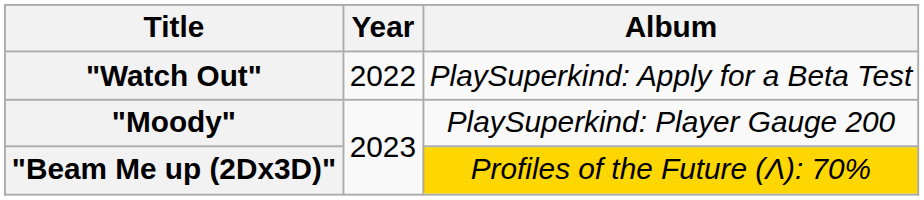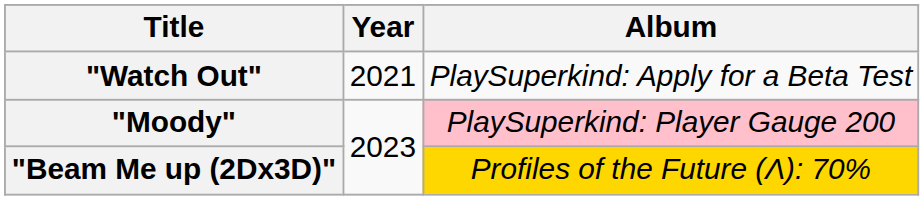(383, 75) 2022 -> (383, 75) 2021
(671, 122) no background -> (671, 122) pink background
